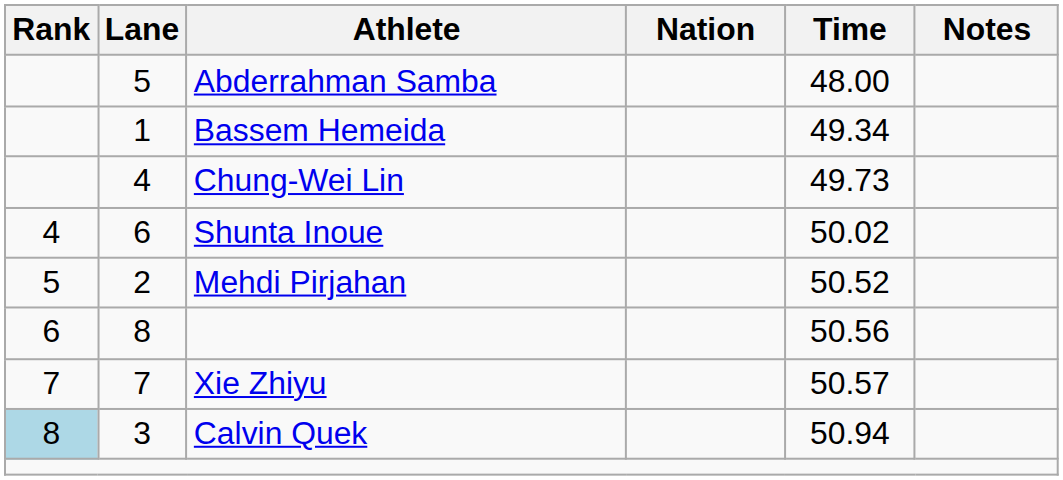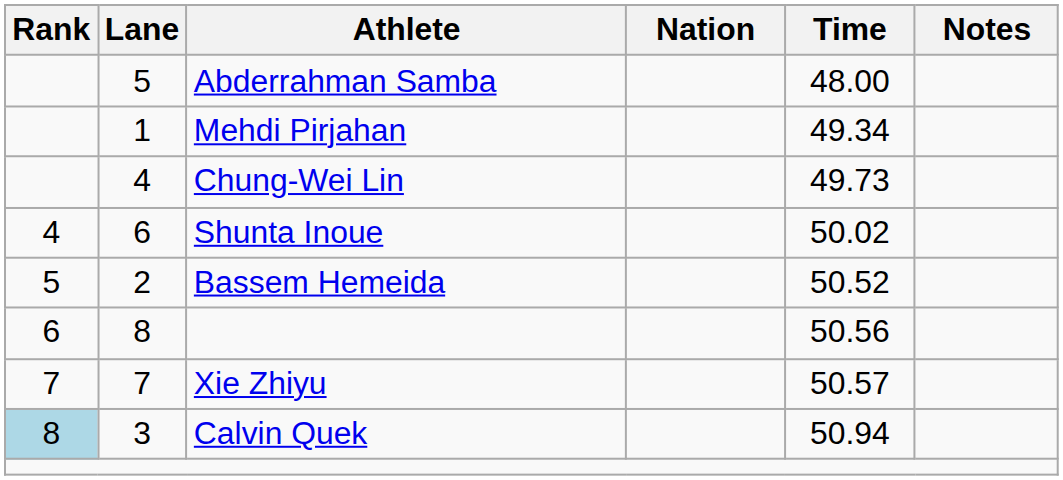(320, 130) Bassem Hemeida -> (300, 130) Mehdi Pirjahan
(300, 282) Mehdi Pirjahan -> (320, 282) Bassem Hemeida
